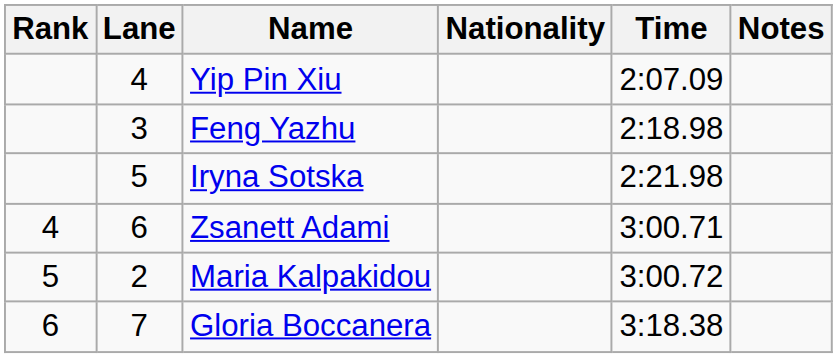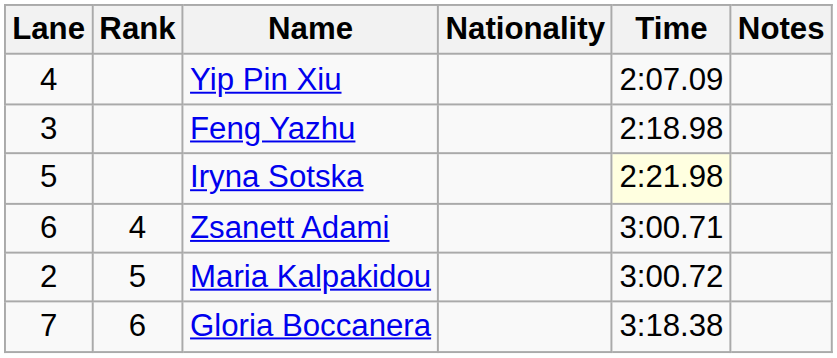columns swapped: (50, 29) <-> (139, 29)
(671, 177) no background -> (671, 177) lightyellow background
